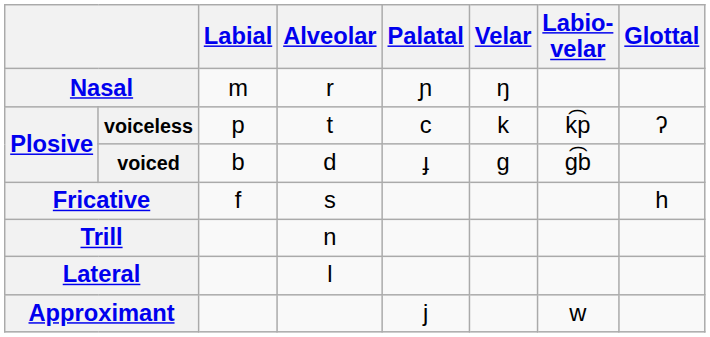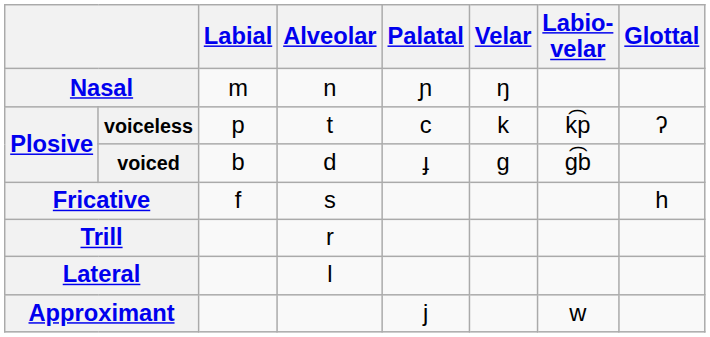(330, 87) r -> (330, 87) n
(330, 237) n -> (330, 237) r
